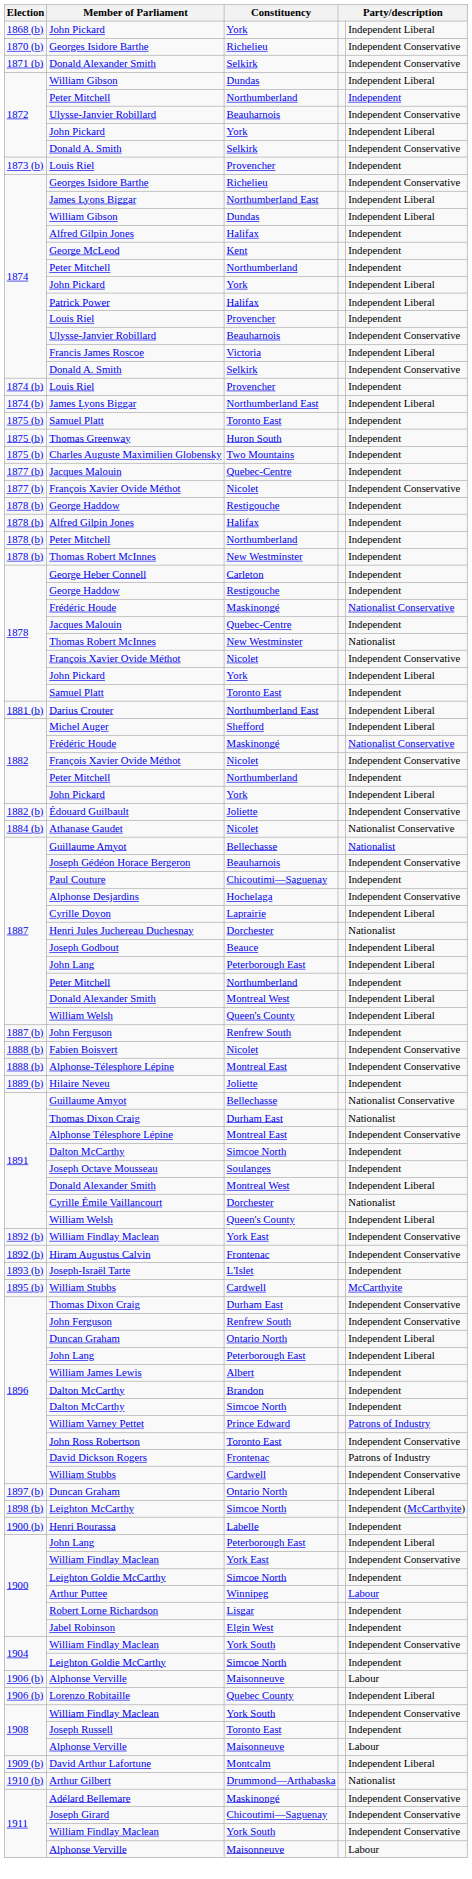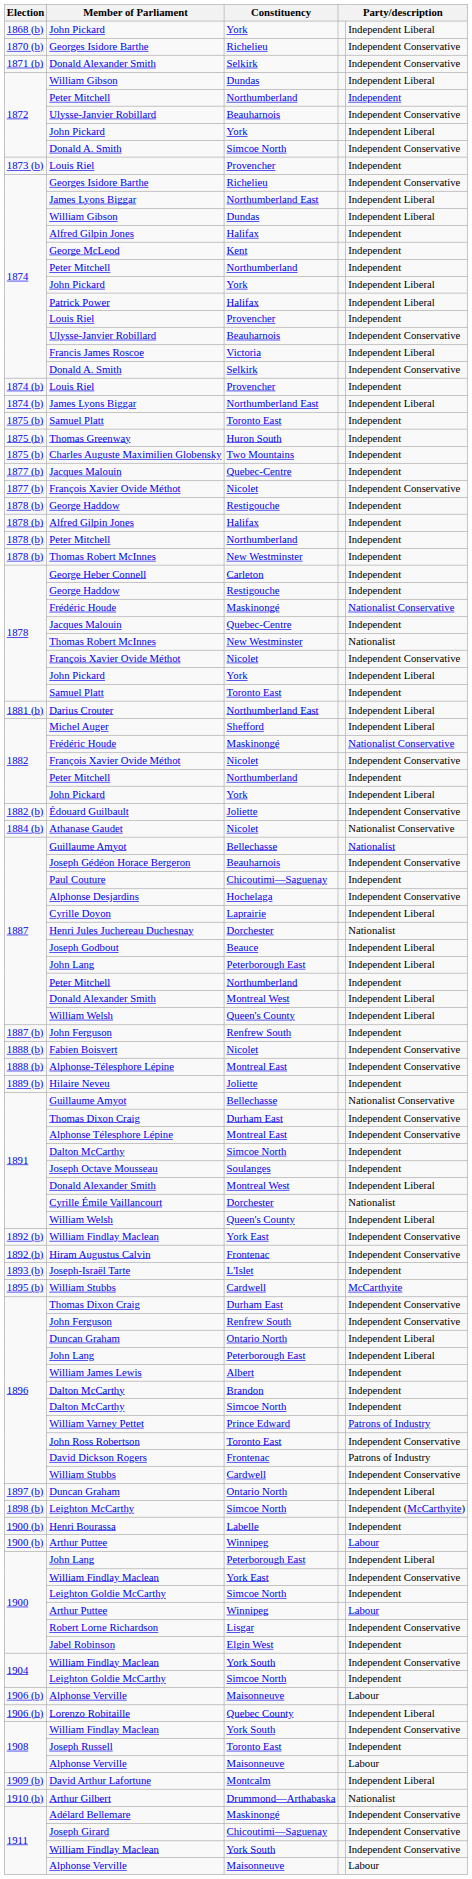(242, 149) Selkirk -> (257, 149) Simcoe North
(372, 1118) Nationalist -> (404, 1118) Independent Conservative
+ row: (25, 1543)
(375, 1611) Independent -> (404, 1628) Independent Conservative
